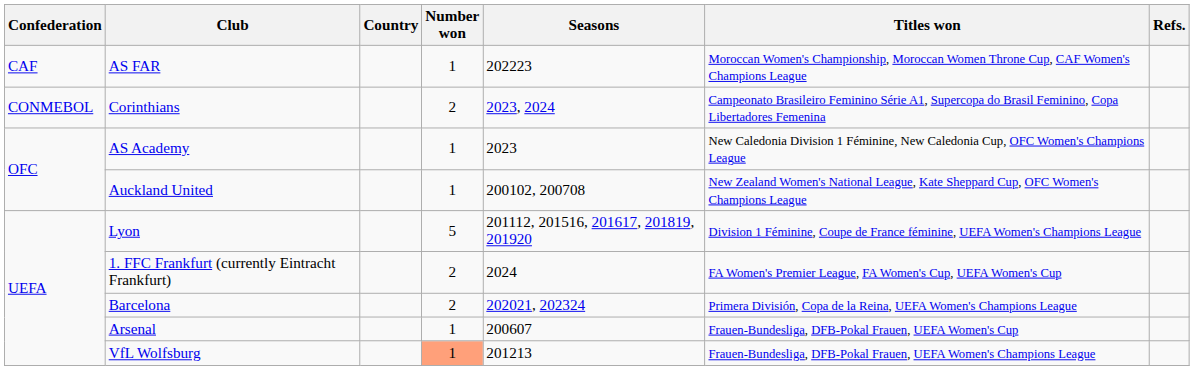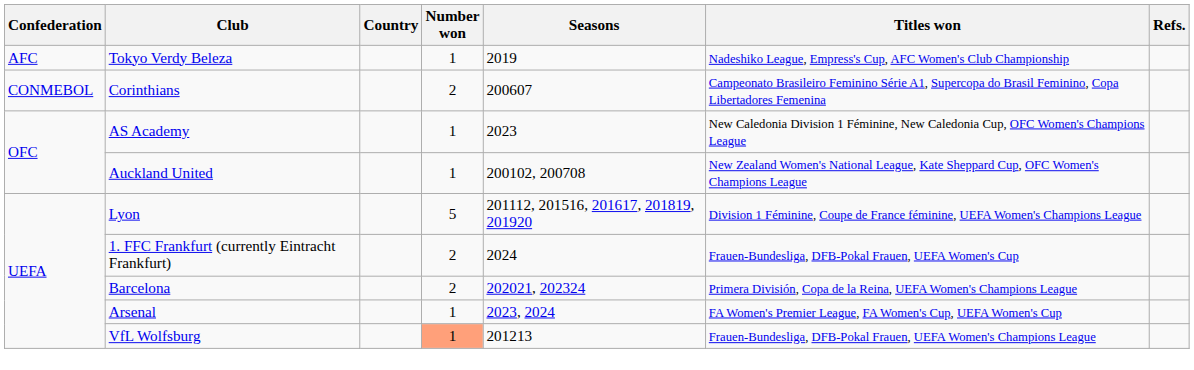+ row: (171, 57)
- row: (135, 66)
(521, 107) 2023, 2024 -> (509, 90) 200607
(885, 273) FA Women's Premier League, FA Women's Cup, UEFA Women's Cup -> (864, 256) Frauen-Bundesliga, DFB-Pokal Frauen, UEFA Women's Cup
(509, 329) 200607 -> (521, 312) 2023, 2024
(863, 330) Frauen-Bundesliga, DFB-Pokal Frauen, UEFA Women's Cup -> (885, 312) FA Women's Premier League, FA Women's Cup, UEFA Women's Cup
